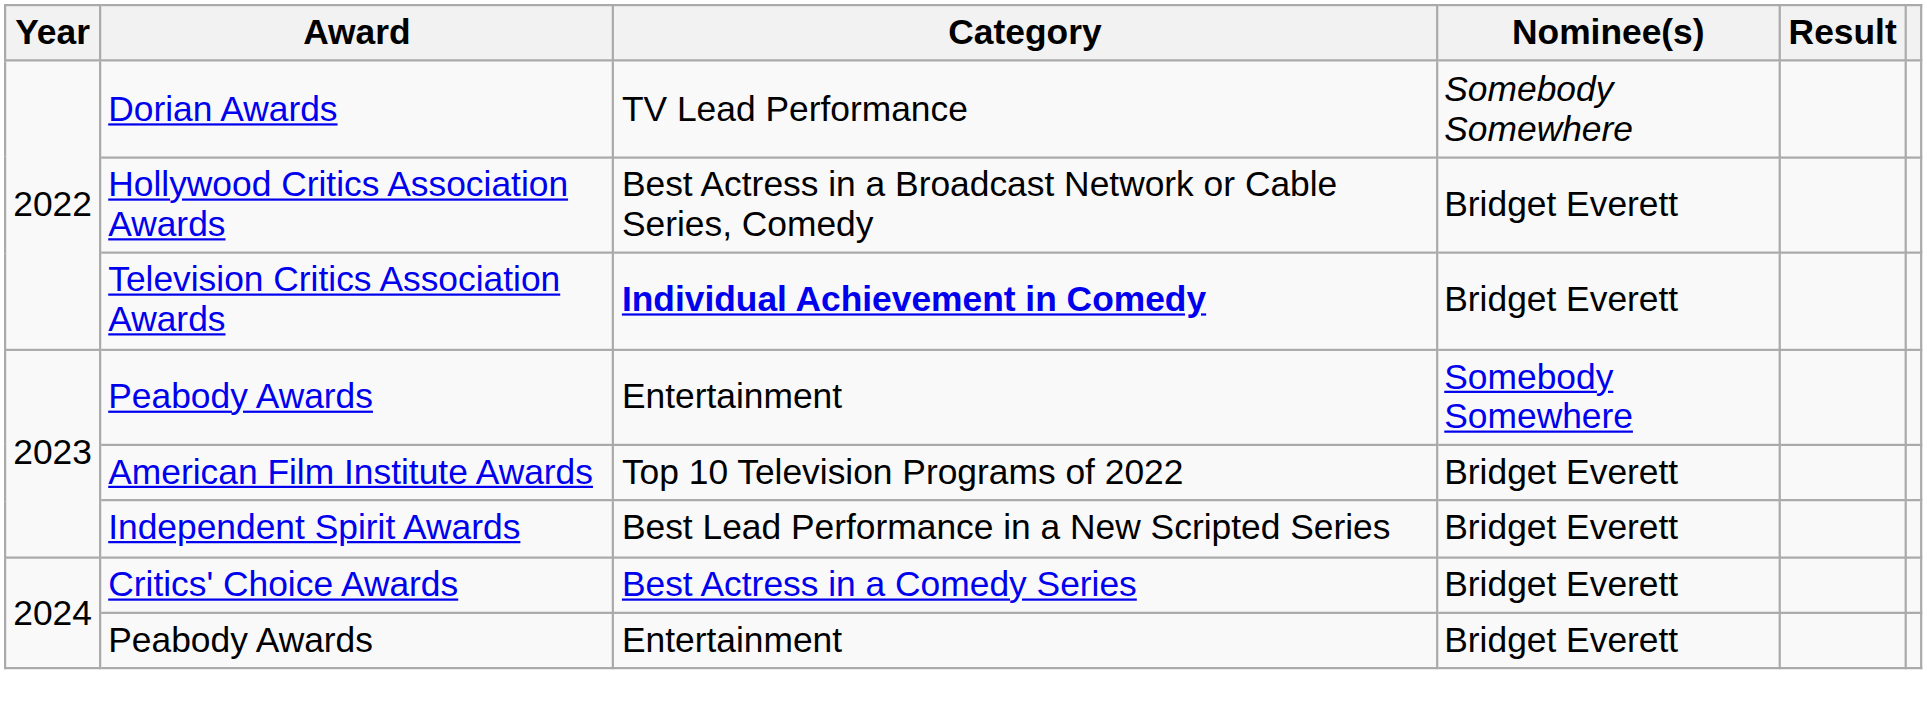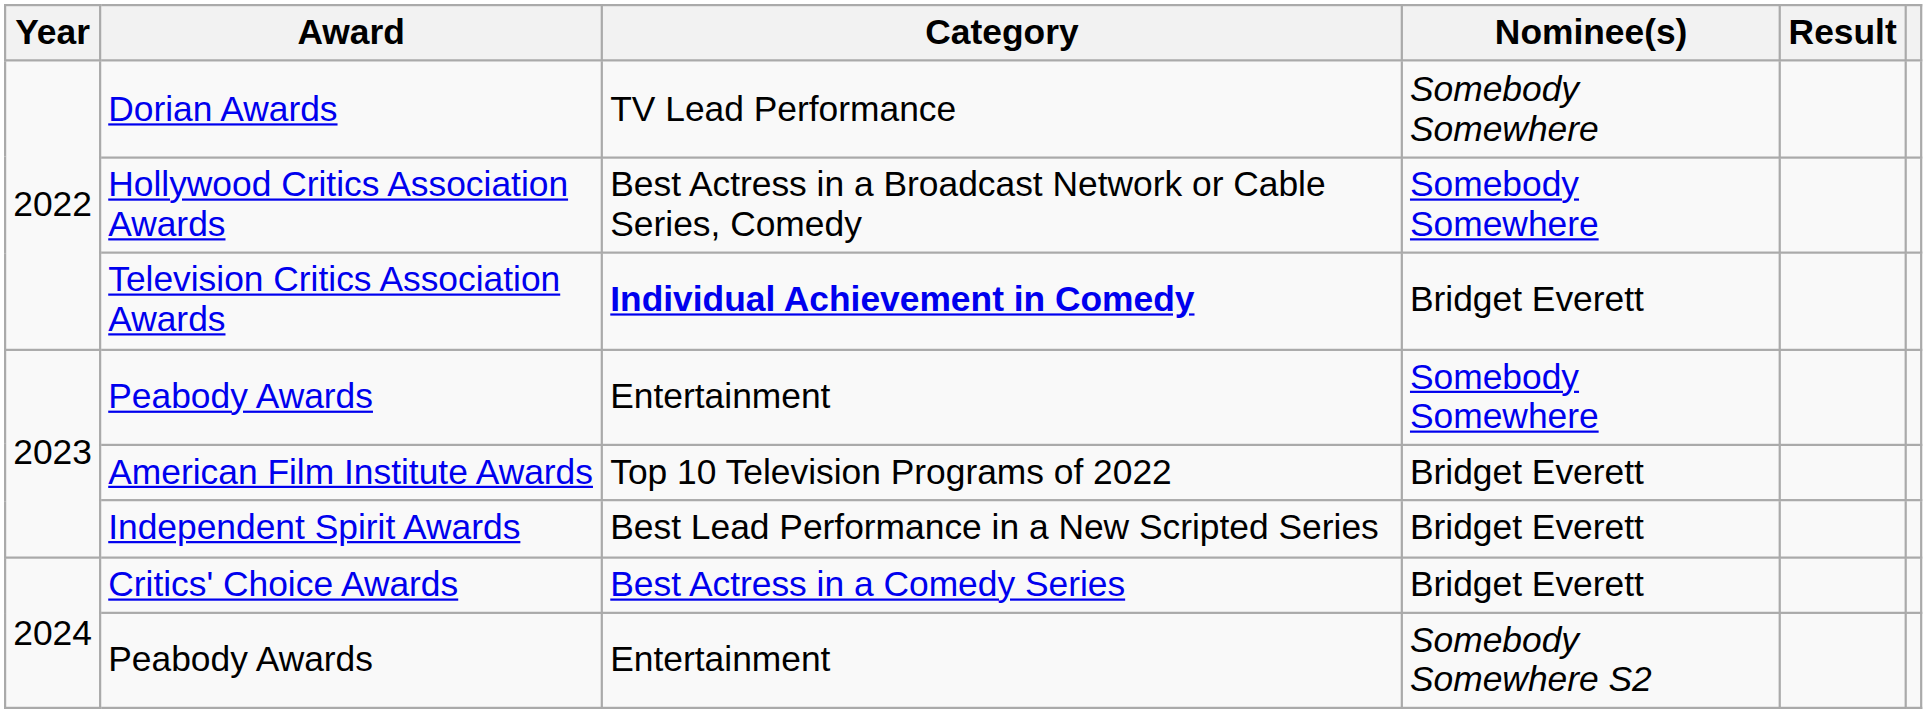(1561, 204) Bridget Everett -> (1504, 204) Somebody Somewhere
(1561, 640) Bridget Everett -> (1531, 660) Somebody Somewhere S2
